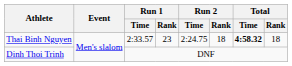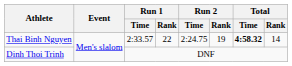(167, 40) 23 -> (167, 40) 22
(221, 40) 18 -> (221, 40) 19
(276, 40) 18 -> (276, 40) 14
